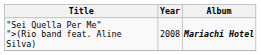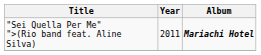(170, 34) 2008 -> (170, 34) 2011
